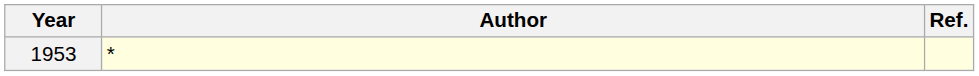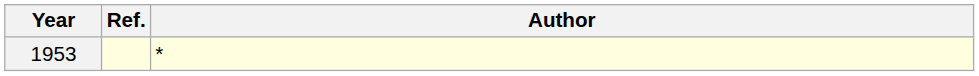columns swapped: (513, 20) <-> (949, 20)
